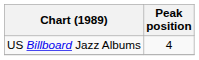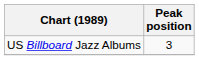(169, 45) 4 -> (169, 45) 3
